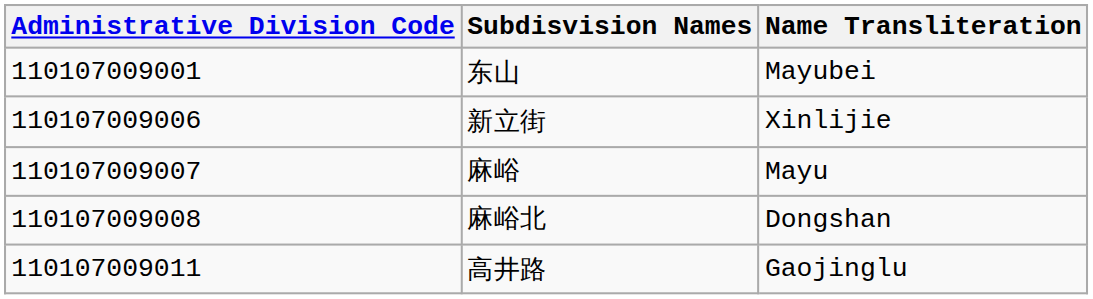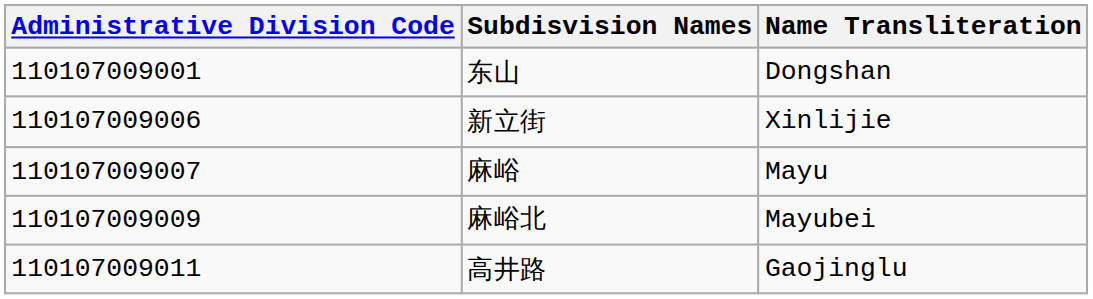(820, 73) Mayubei -> (828, 73) Dongshan
(106, 220) 110107009008 -> (106, 220) 110107009009
(828, 220) Dongshan -> (820, 220) Mayubei
